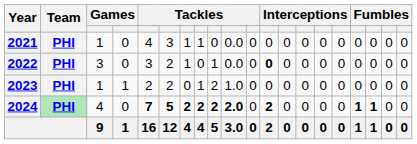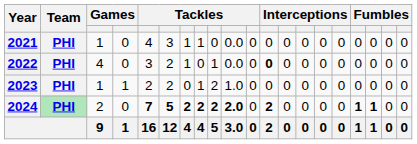(100, 63) 3 -> (100, 63) 4
(100, 106) 4 -> (100, 106) 2
